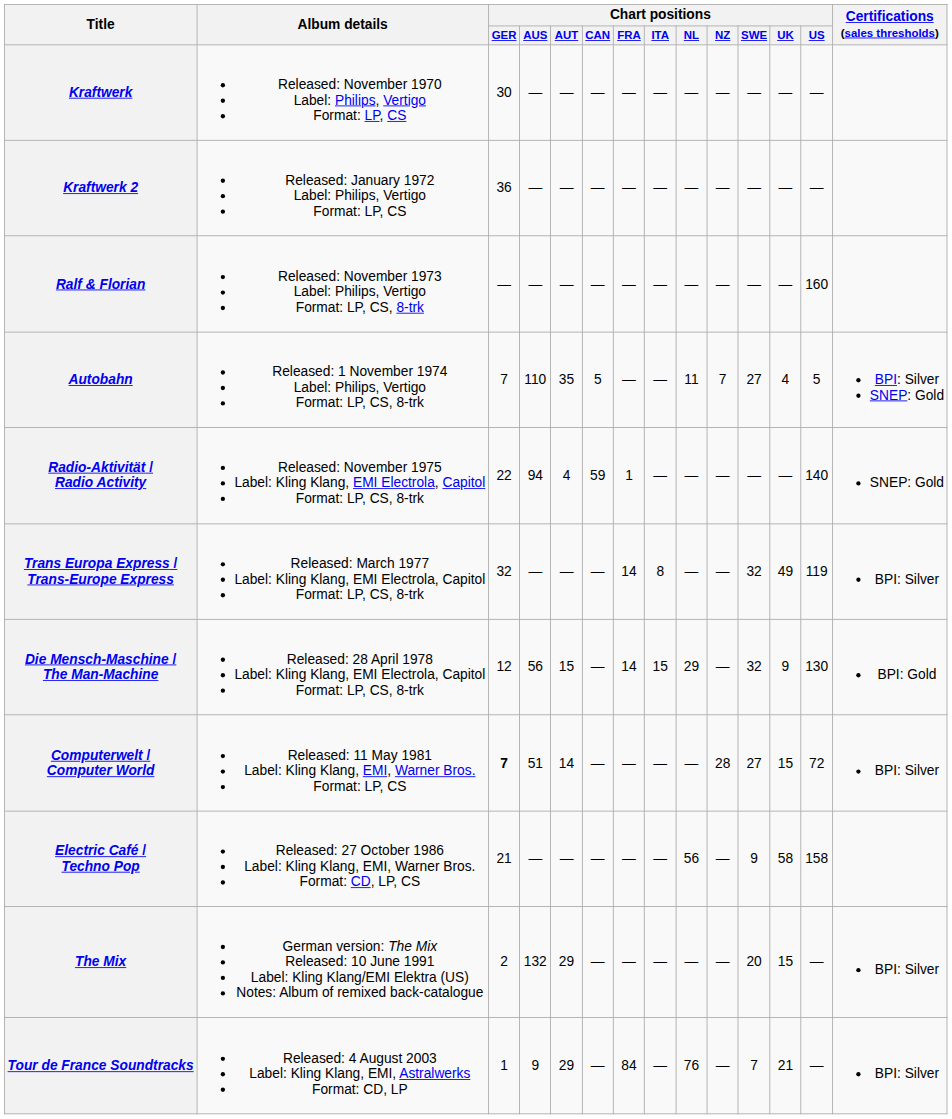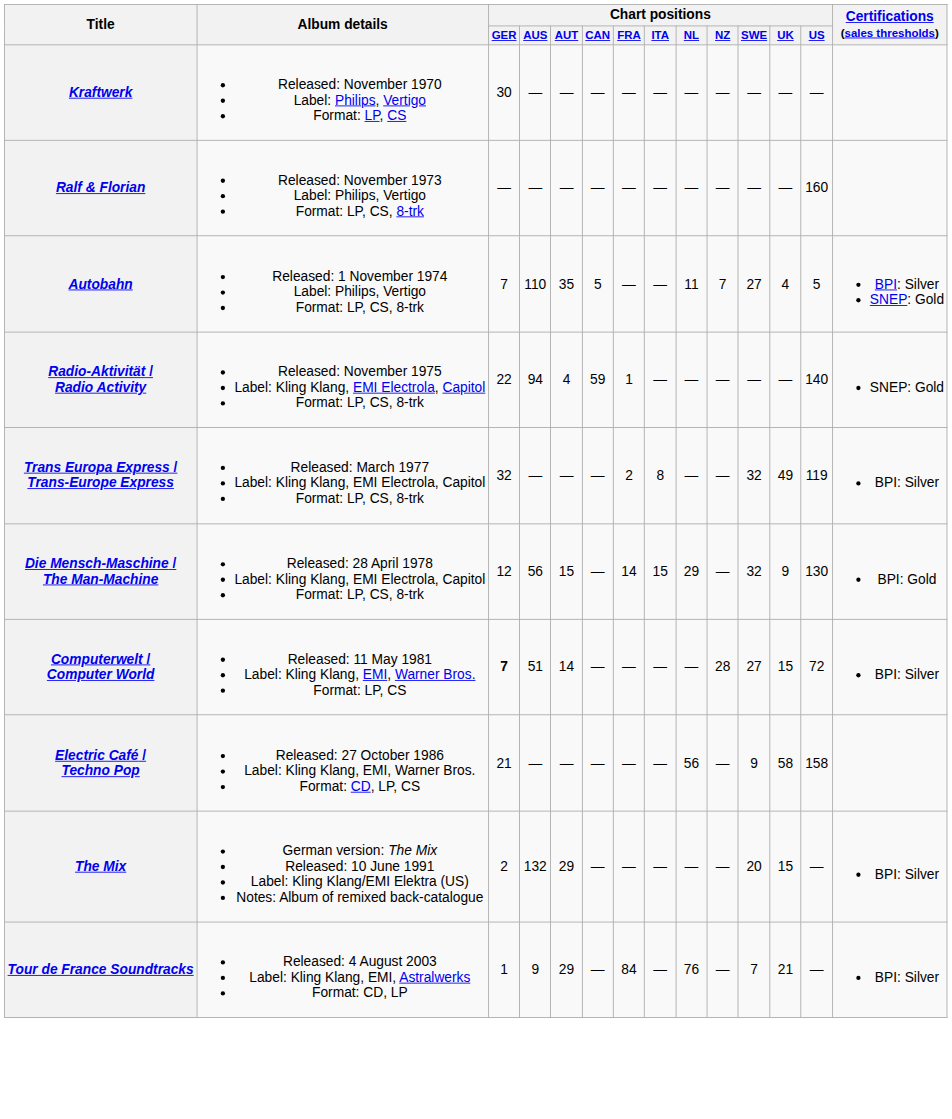- row: (101, 188)
(629, 571) 14 -> (629, 475) 2
